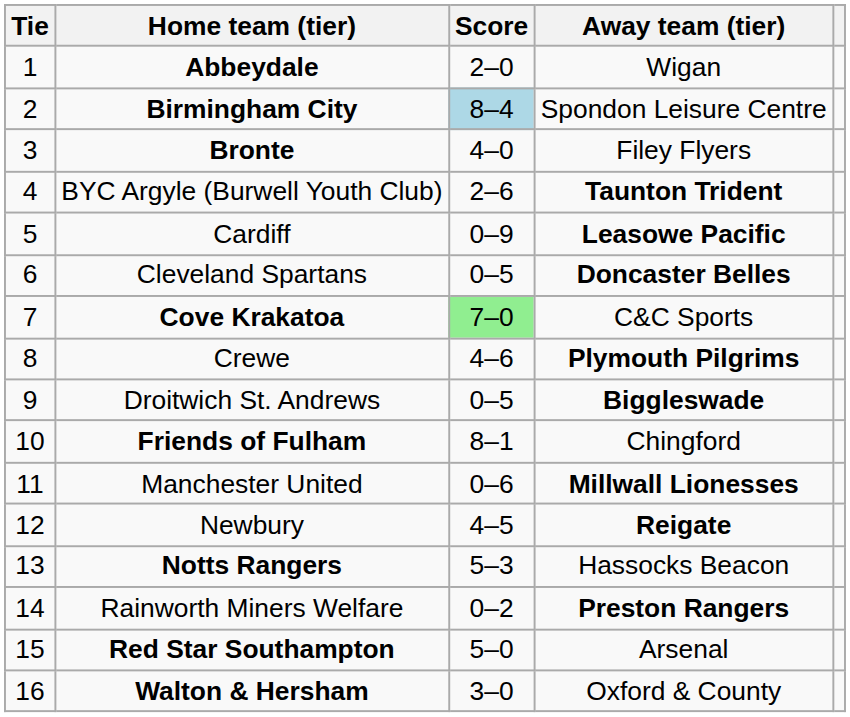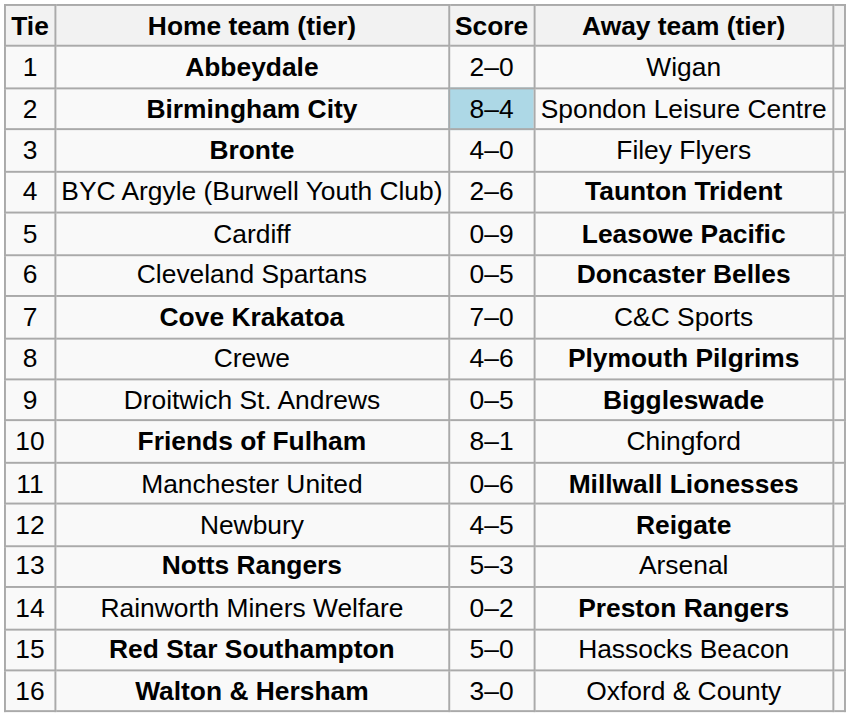(492, 316) lightgreen background -> (492, 316) no background
(684, 566) Hassocks Beacon -> (684, 566) Arsenal
(684, 649) Arsenal -> (684, 649) Hassocks Beacon
